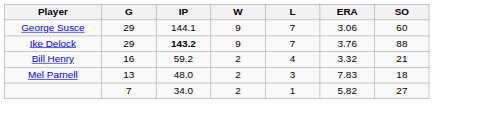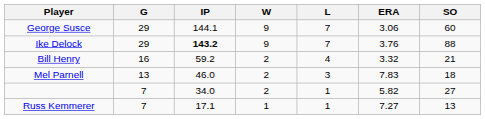(183, 75) 48.0 -> (205, 75) 46.0
+ row: (59, 106)
